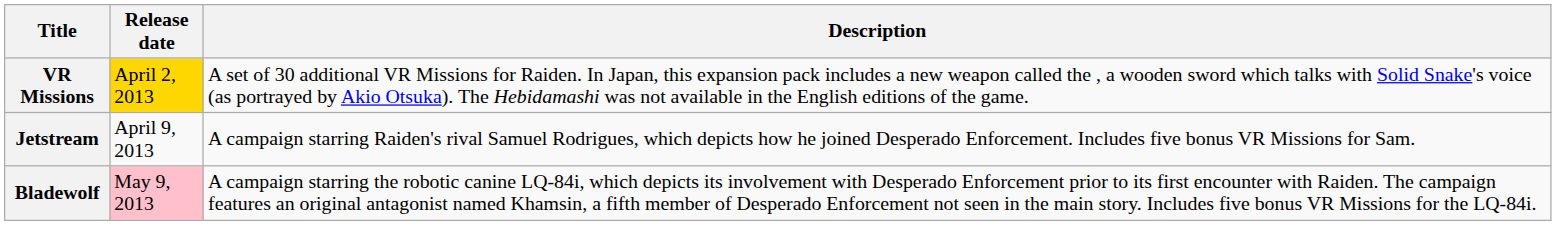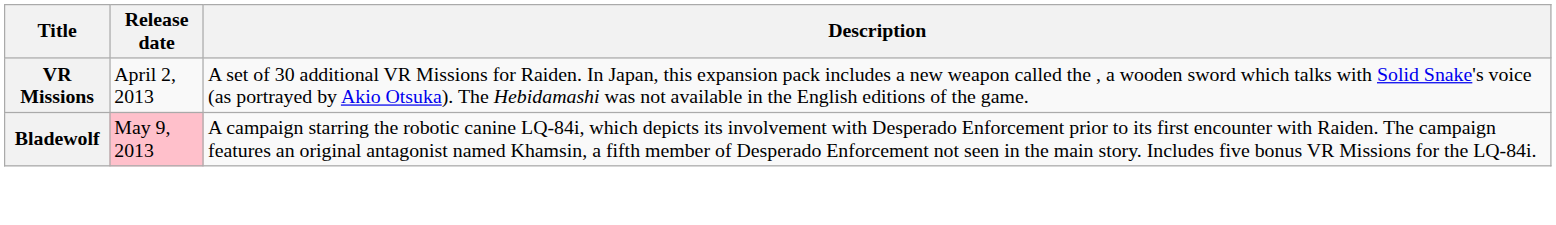(145, 85) gold background -> (145, 85) no background
- row: (57, 138)
